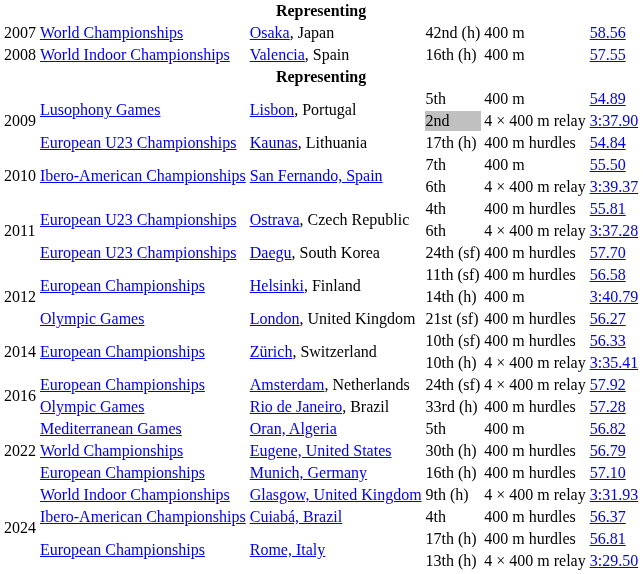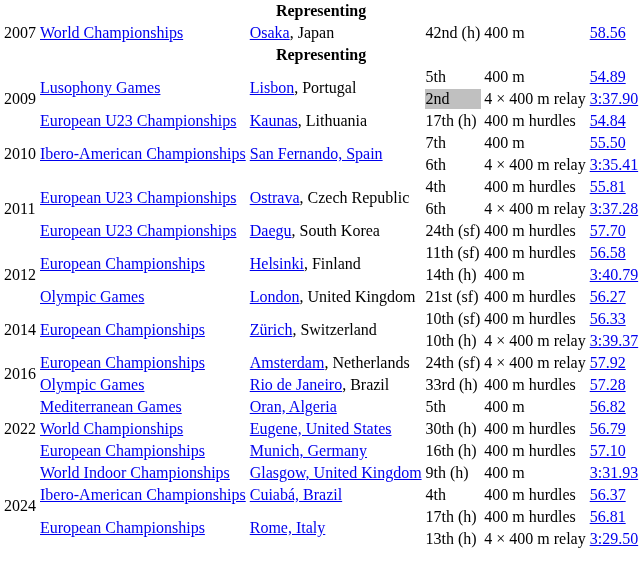- row: (300, 54)
(614, 186) 3:39.37 -> (614, 164) 3:35.41
(614, 362) 3:35.41 -> (614, 340) 3:39.37
(535, 494) 4 × 400 m relay -> (504, 472) 400 m
